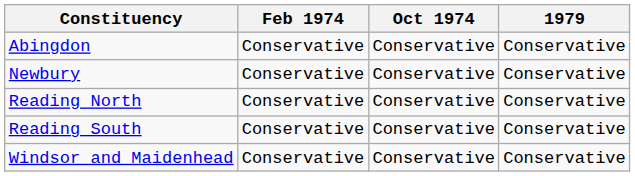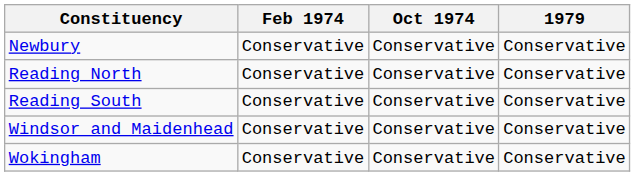- row: (50, 46)
+ row: (55, 157)
